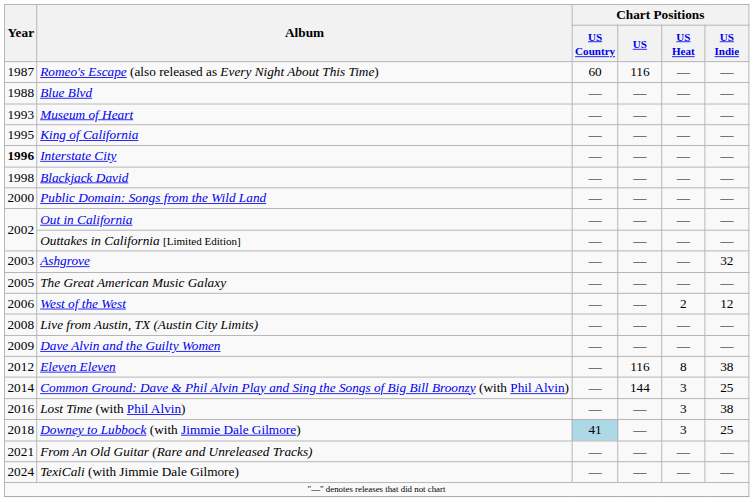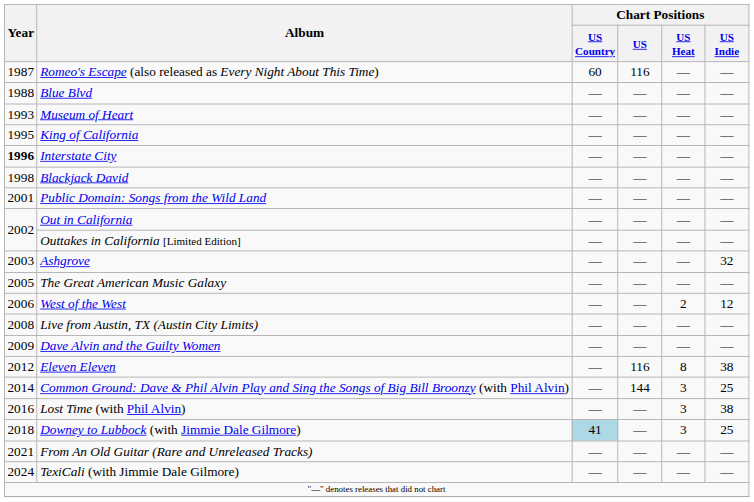(21, 198) 2000 -> (21, 198) 2001
